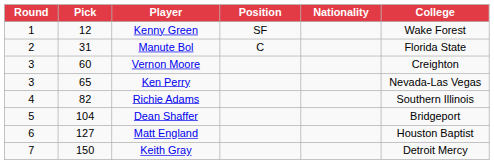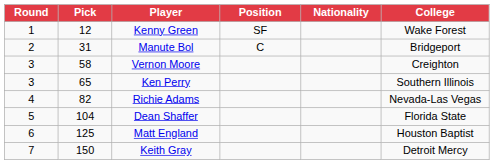(435, 47) Florida State -> (435, 47) Bridgeport
(85, 64) 60 -> (85, 64) 58
(435, 82) Nevada-Las Vegas -> (435, 82) Southern Illinois
(435, 99) Southern Illinois -> (435, 99) Nevada-Las Vegas
(435, 116) Bridgeport -> (435, 116) Florida State
(85, 133) 127 -> (85, 133) 125
